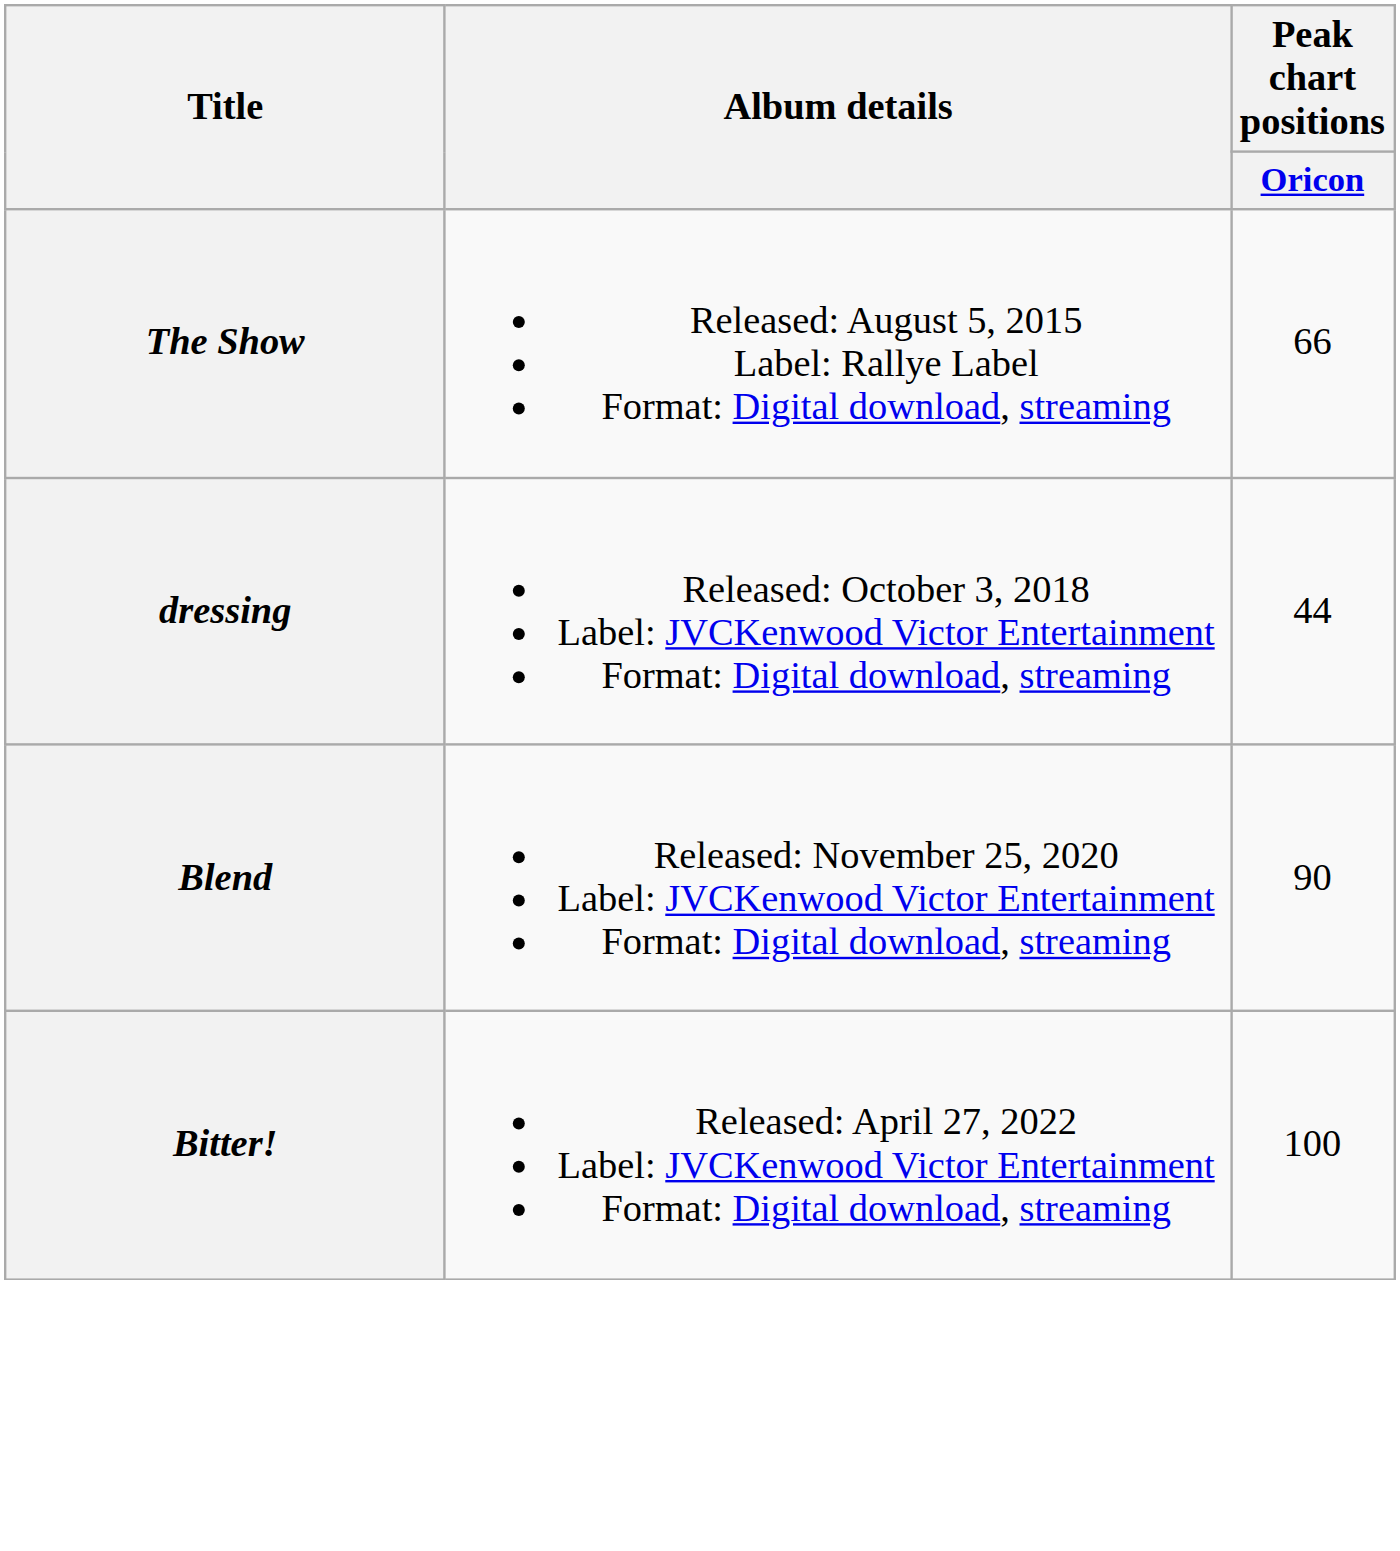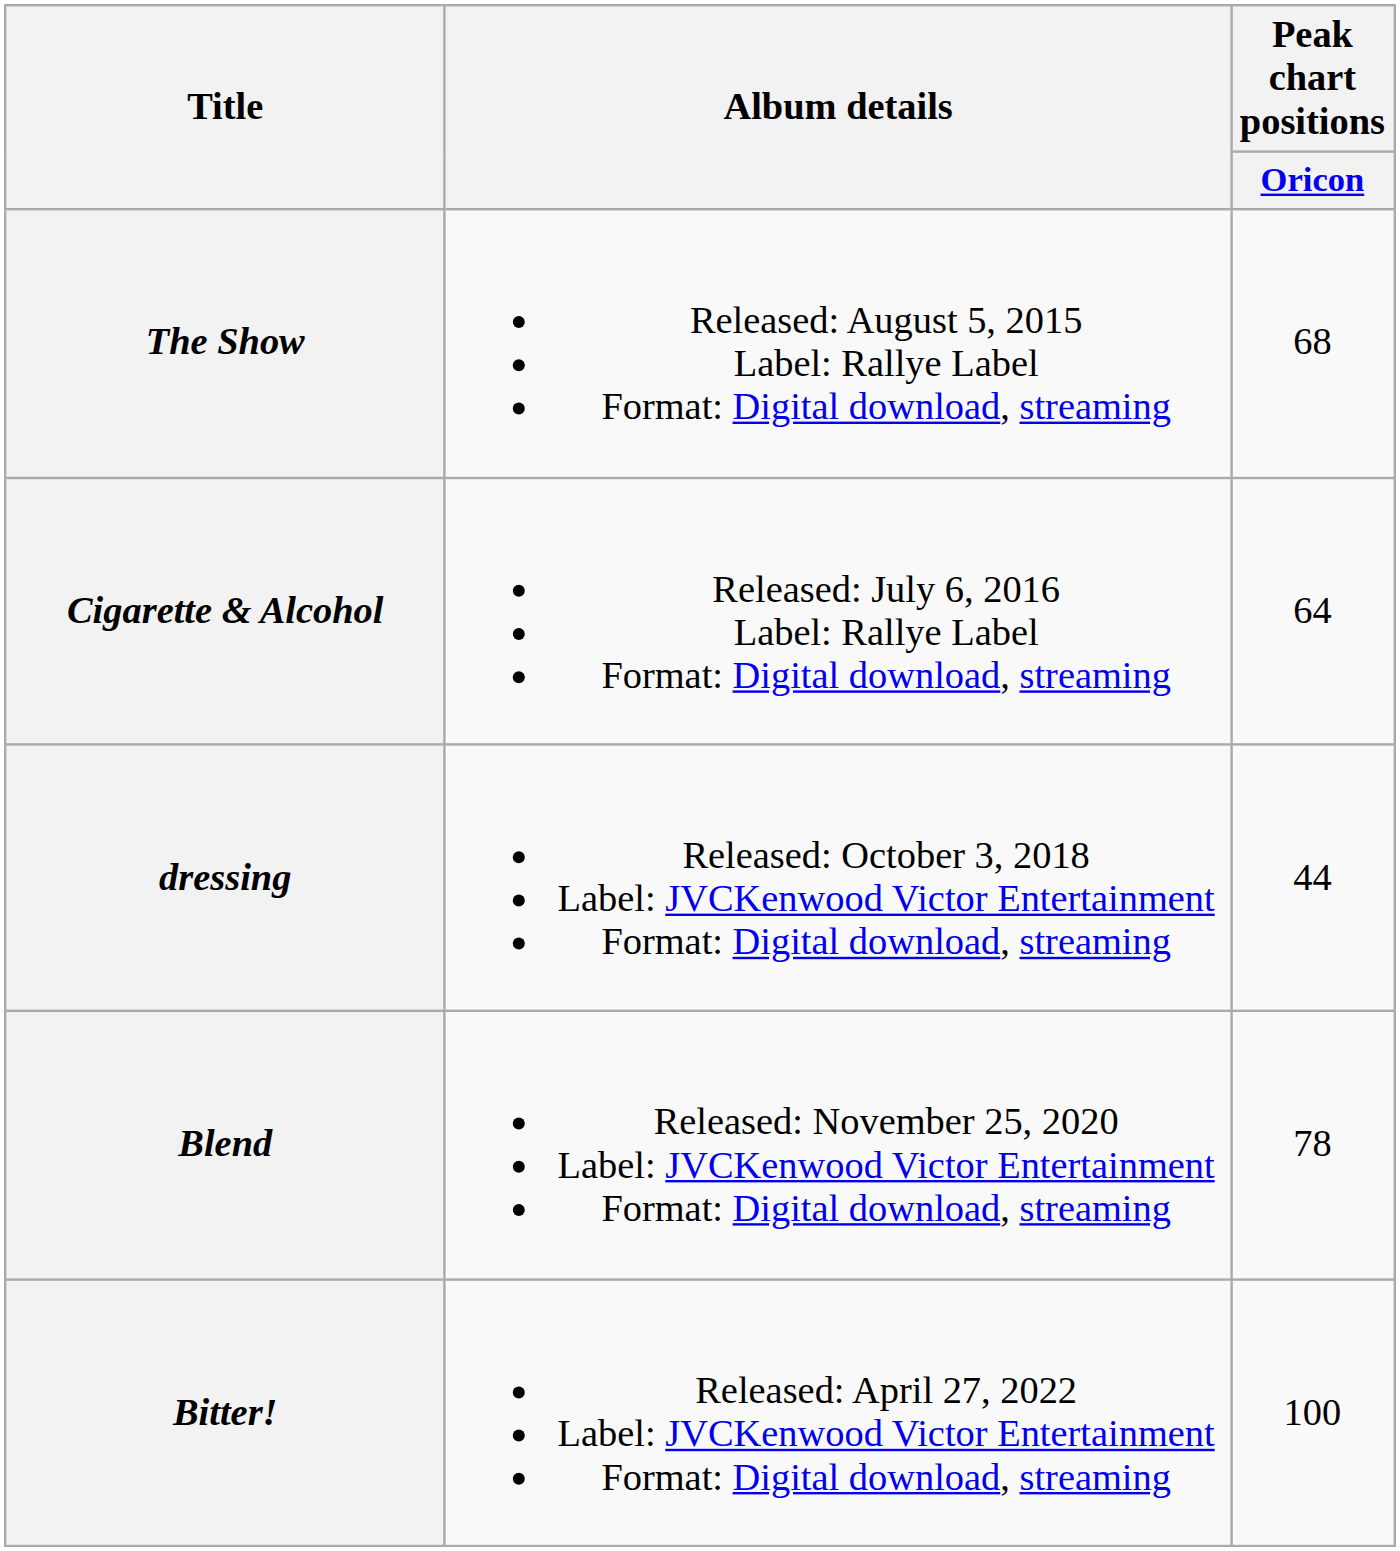(1312, 342) 66 -> (1312, 342) 68
+ row: (225, 609)
(1312, 877) 90 -> (1312, 1144) 78
